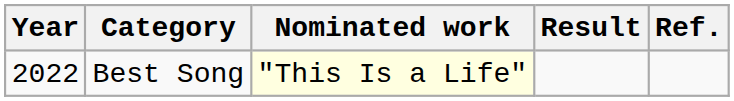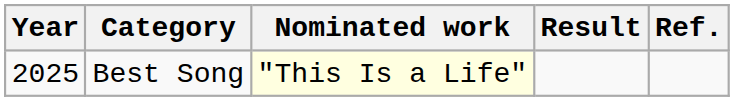(45, 74) 2022 -> (45, 74) 2025
